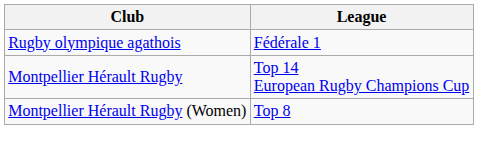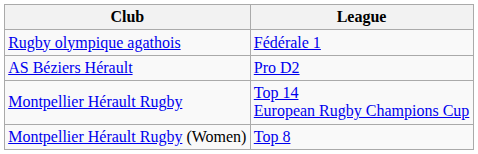+ row: (70, 67)
